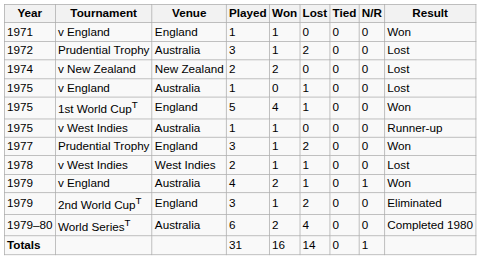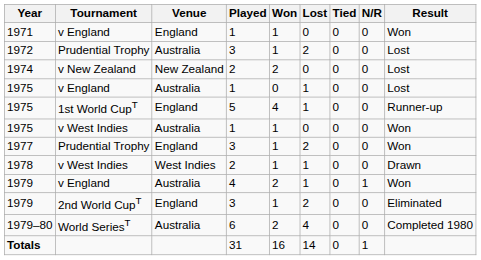(399, 107) Won -> (415, 107) Runner-up
(415, 128) Runner-up -> (399, 128) Won
(398, 165) Lost -> (404, 165) Drawn
